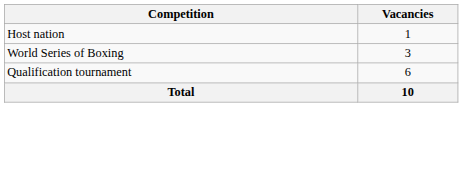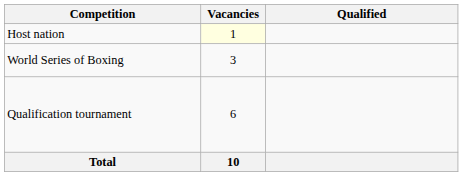+ column: (362, 14)
(408, 33) no background -> (233, 33) lightyellow background
